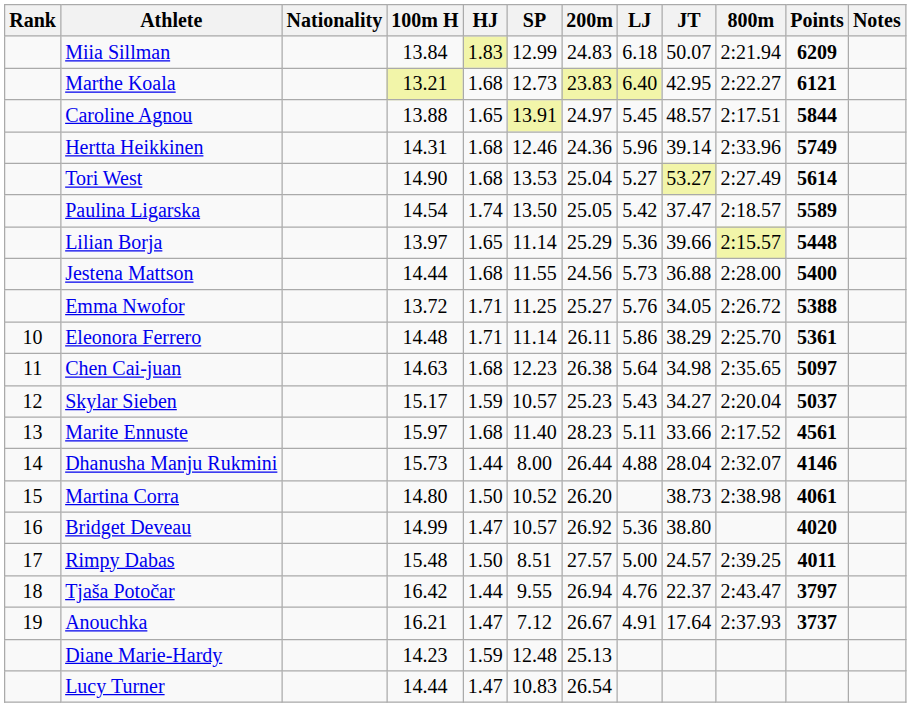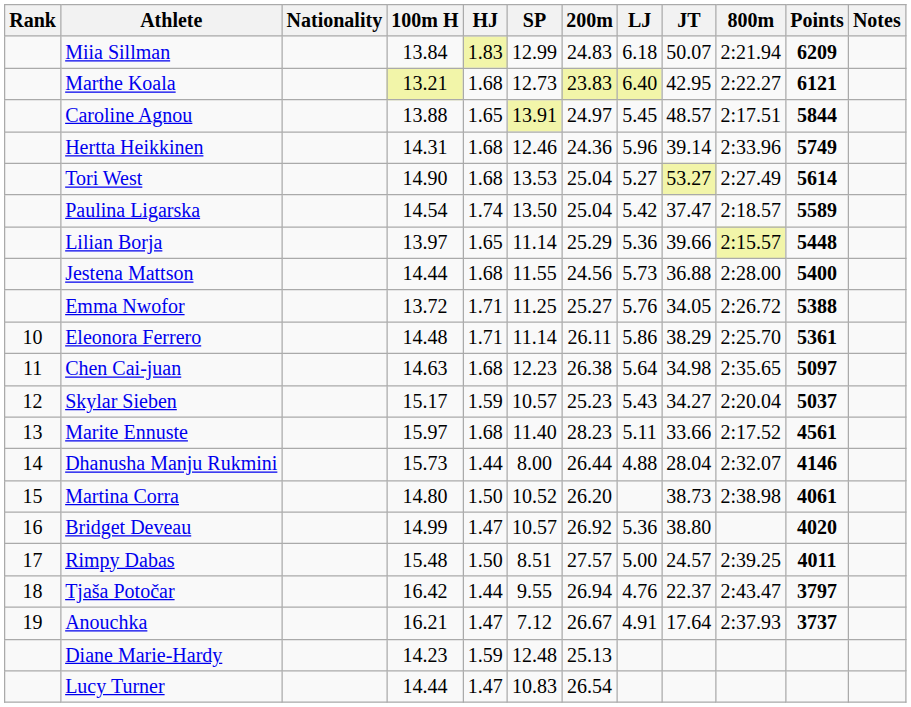(590, 210) 25.05 -> (590, 210) 25.04
